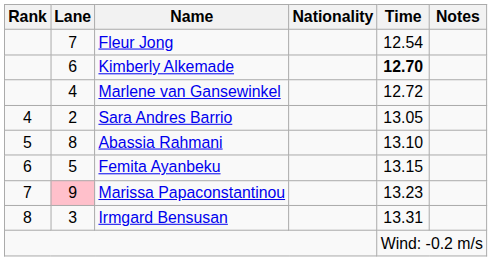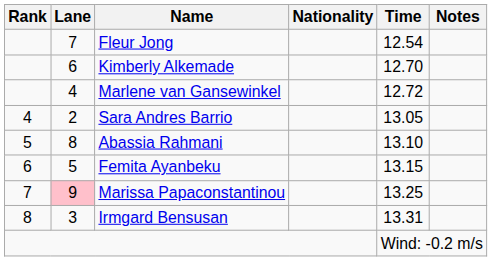(403, 67) bold -> (403, 67) normal
(403, 192) 13.23 -> (403, 192) 13.25
